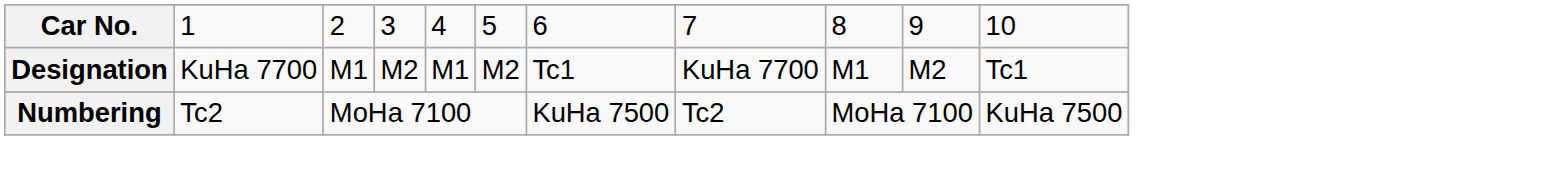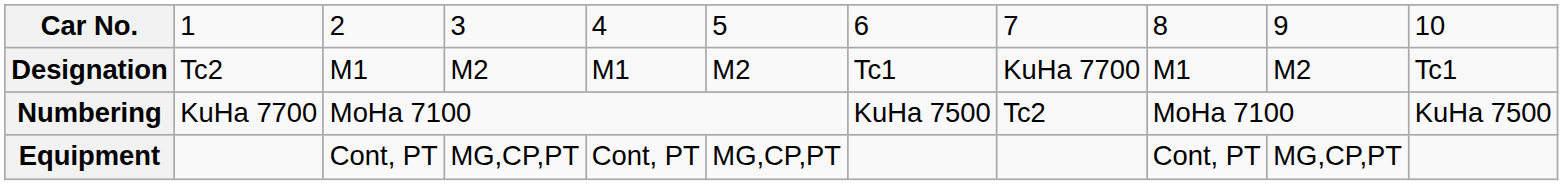(249, 69) KuHa 7700 -> (202, 69) Tc2
(202, 112) Tc2 -> (249, 112) KuHa 7700
+ row: (89, 156)
